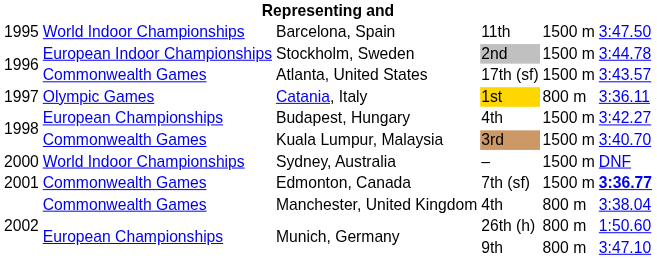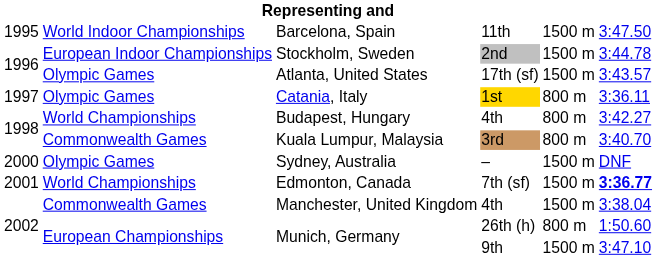(125, 75) Commonwealth Games -> (99, 75) Olympic Games
(133, 118) European Championships -> (119, 118) World Championships
(569, 118) 1500 m -> (564, 118) 800 m
(569, 140) 1500 m -> (564, 140) 800 m
(144, 161) World Indoor Championships -> (99, 161) Olympic Games
(125, 183) Commonwealth Games -> (119, 183) World Championships
(564, 204) 800 m -> (569, 204) 1500 m
(564, 247) 800 m -> (569, 247) 1500 m
